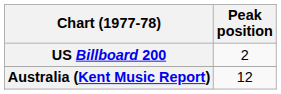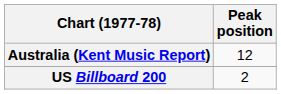rows swapped: (109, 77) <-> (109, 54)
